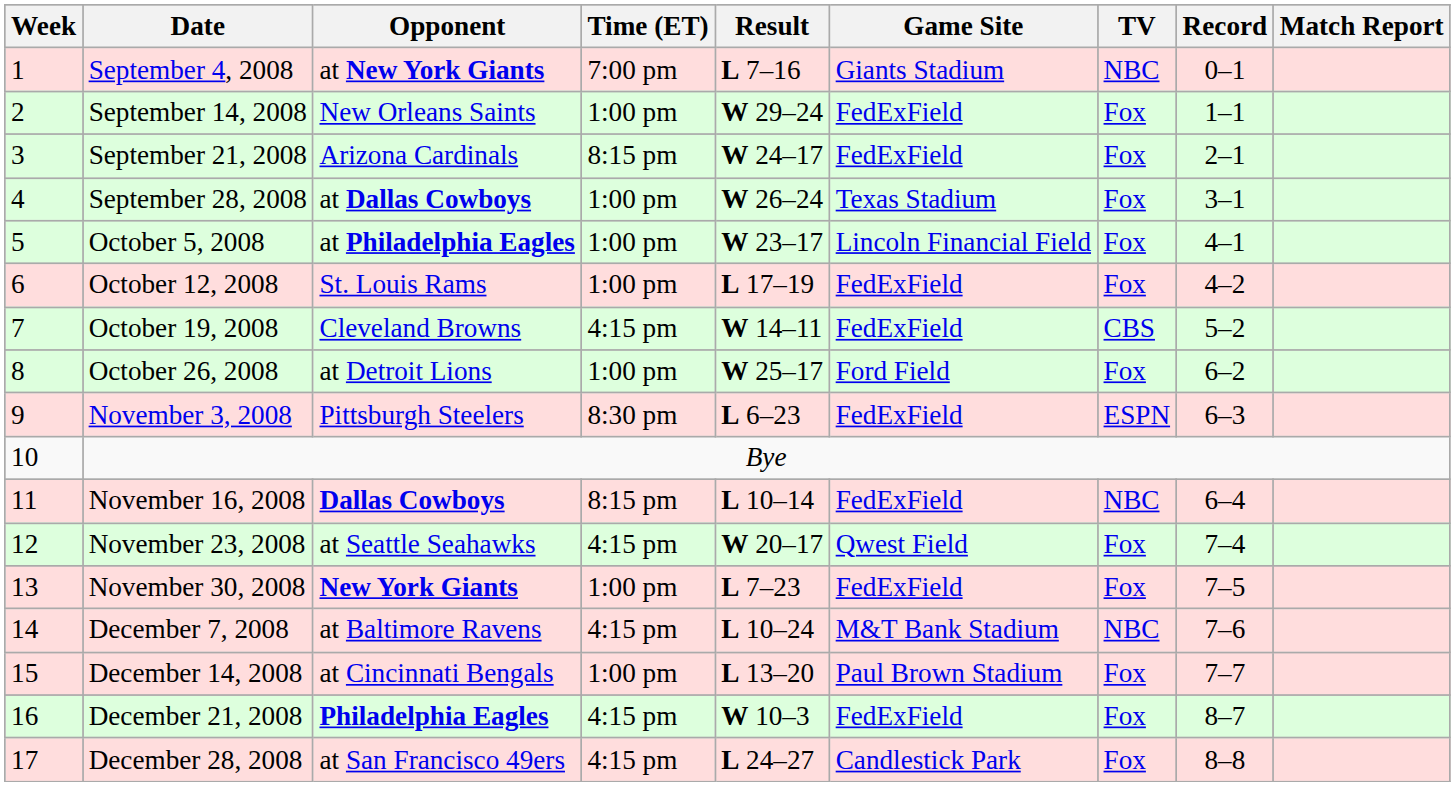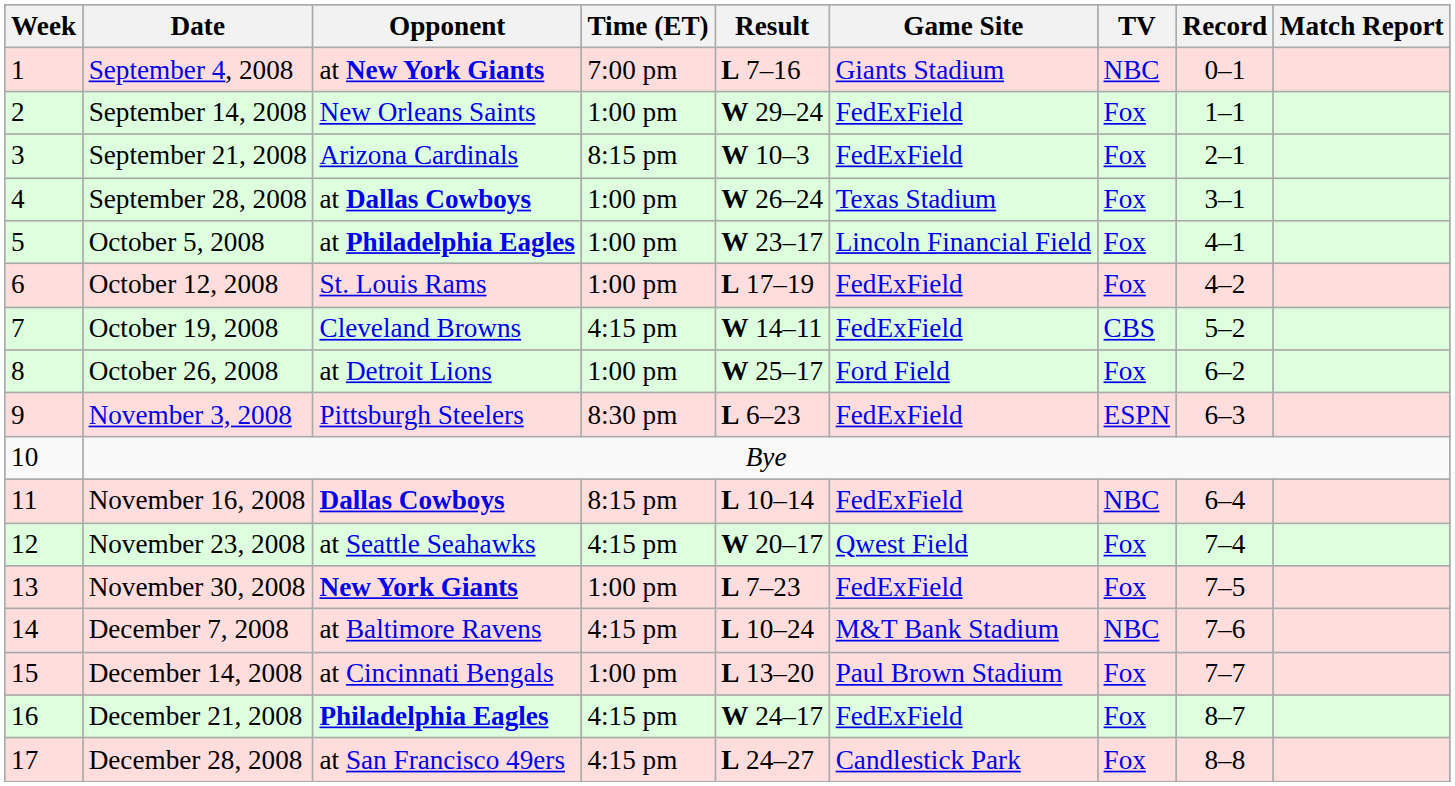(772, 155) W 24–17 -> (765, 155) W 10–3
(765, 716) W 10–3 -> (772, 716) W 24–17
